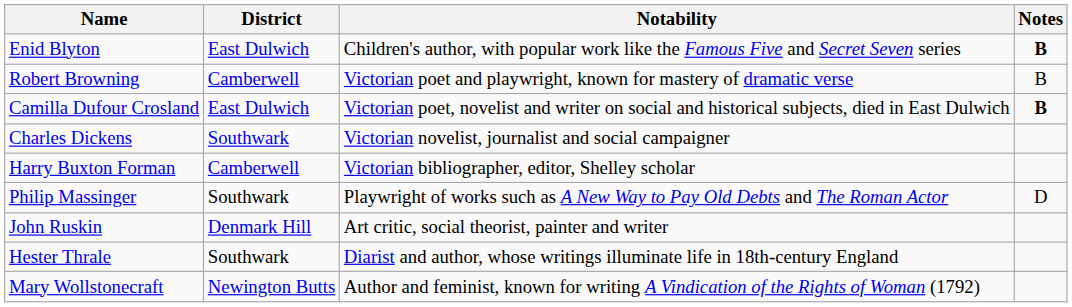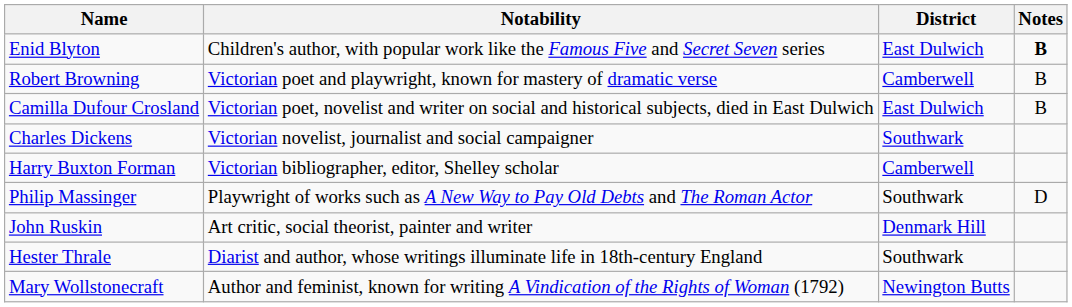columns swapped: (677, 19) <-> (272, 19)
(1041, 108) bold -> (1041, 108) normal
